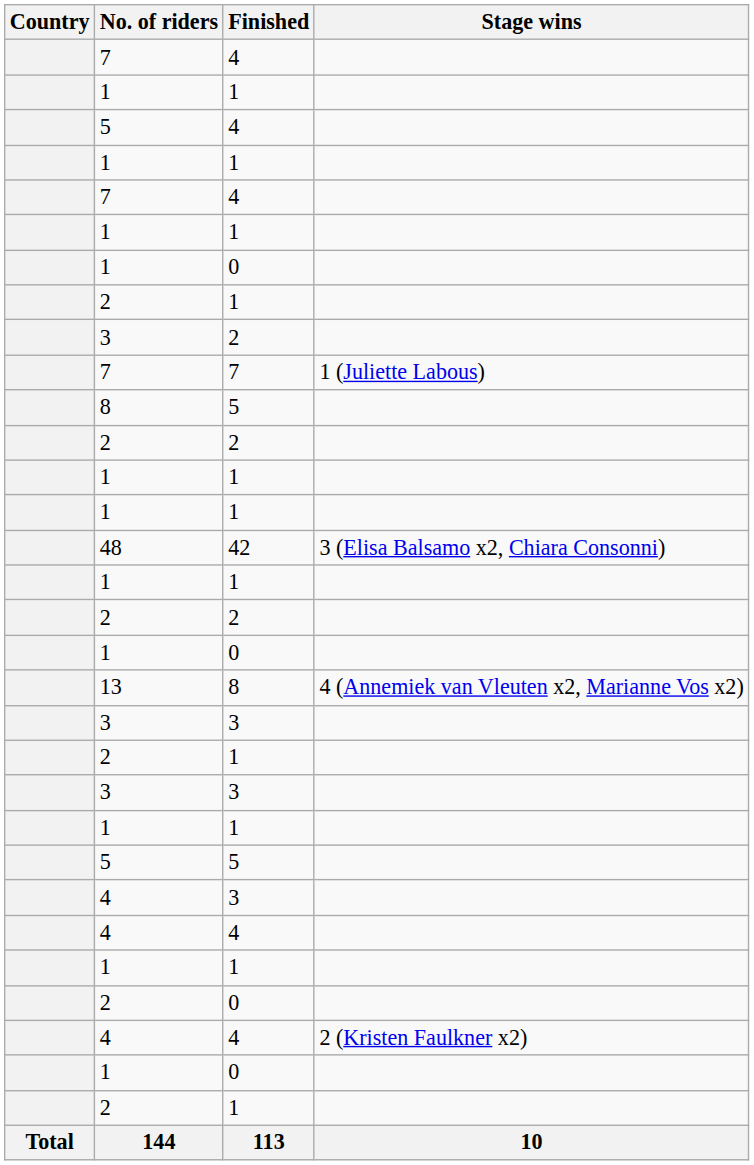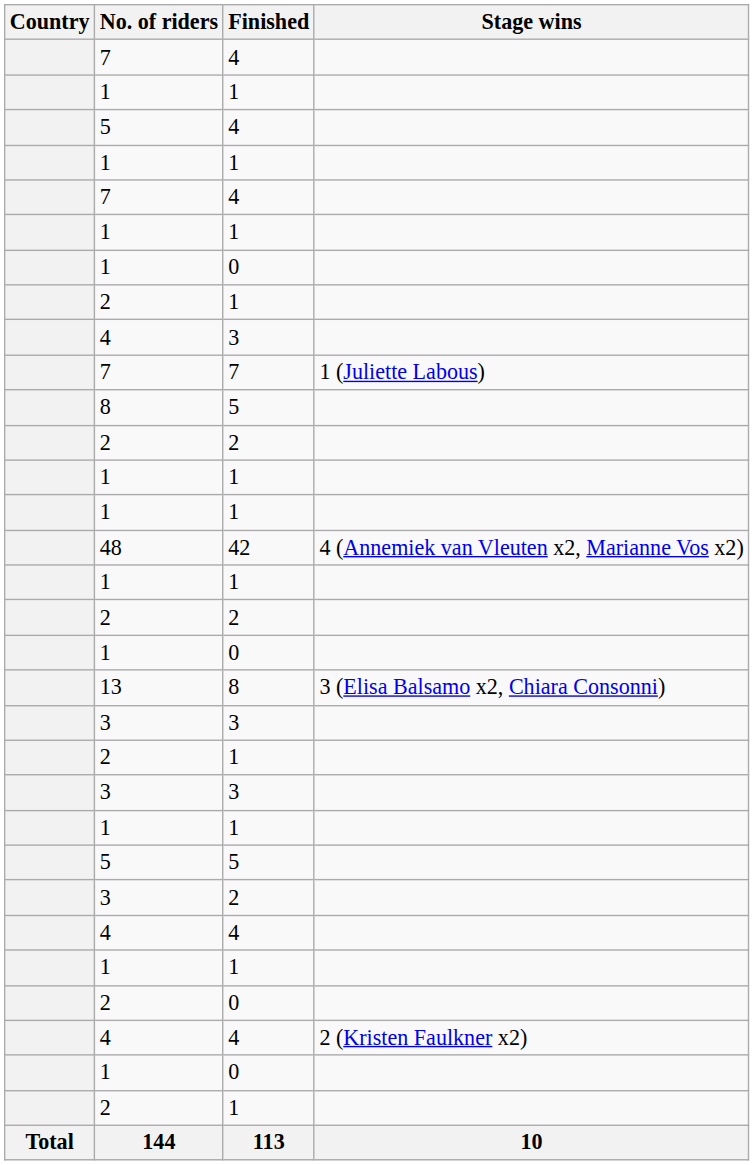rows swapped: (105, 897) <-> (105, 337)
(492, 547) 3 (Elisa Balsamo x2, Chiara Consonni) -> (532, 547) 4 (Annemiek van Vleuten x2, Marianne Vos x2)
(532, 687) 4 (Annemiek van Vleuten x2, Marianne Vos x2) -> (492, 687) 3 (Elisa Balsamo x2, Chiara Consonni)
